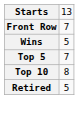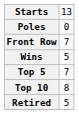+ row: (32, 27)
